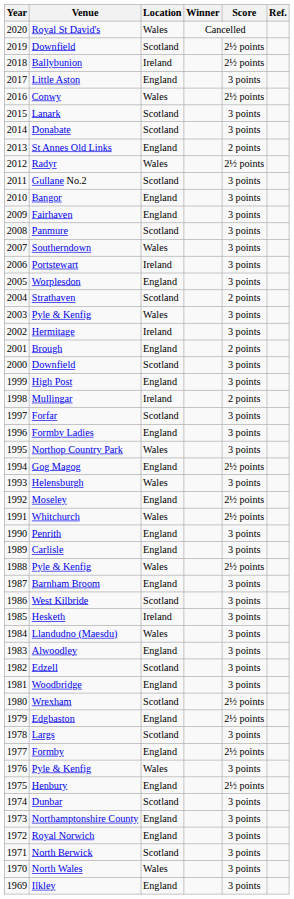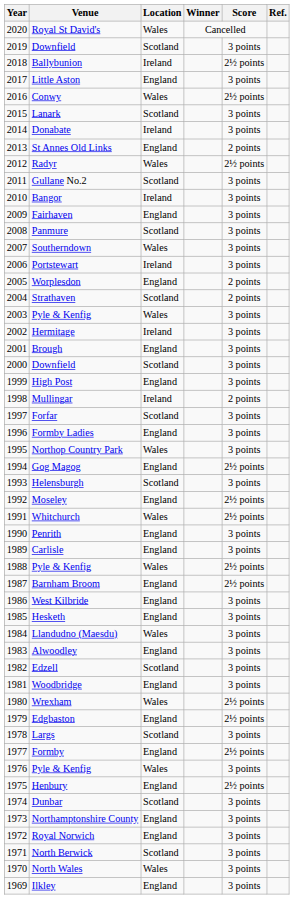(244, 46) 2½ points -> (244, 46) 3 points
(161, 130) Scotland -> (157, 130) Ireland
(160, 197) England -> (157, 197) Ireland
(244, 281) 3 points -> (244, 281) 2 points
(244, 348) 2 points -> (244, 348) 3 points
(155, 483) Wales -> (161, 483) Scotland
(244, 584) 3 points -> (244, 584) 2½ points
(161, 600) Scotland -> (160, 600) England
(157, 617) Ireland -> (160, 617) England
(161, 701) Scotland -> (155, 701) Wales
